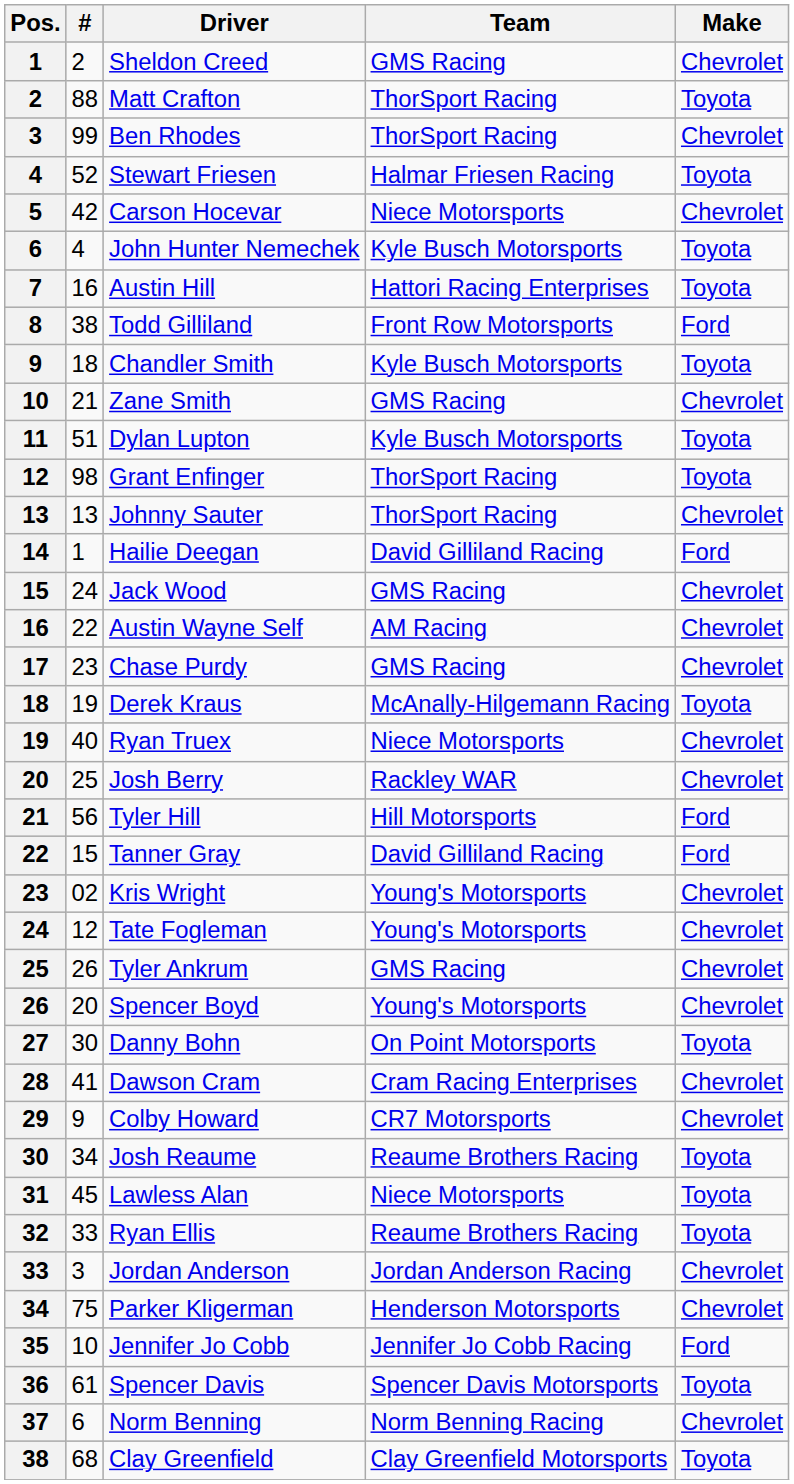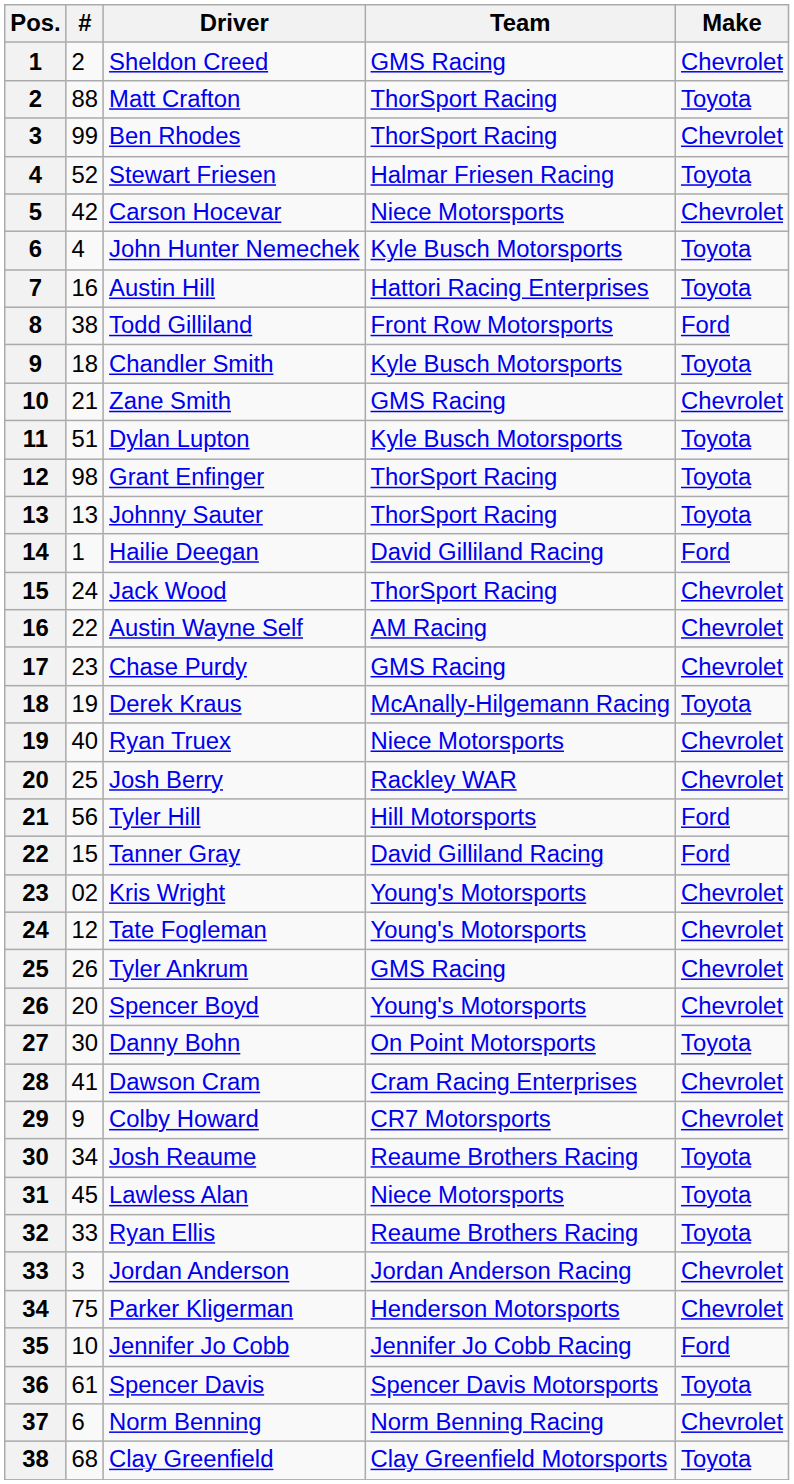(732, 514) Chevrolet -> (716, 514) Toyota
(438, 590) GMS Racing -> (464, 590) ThorSport Racing
